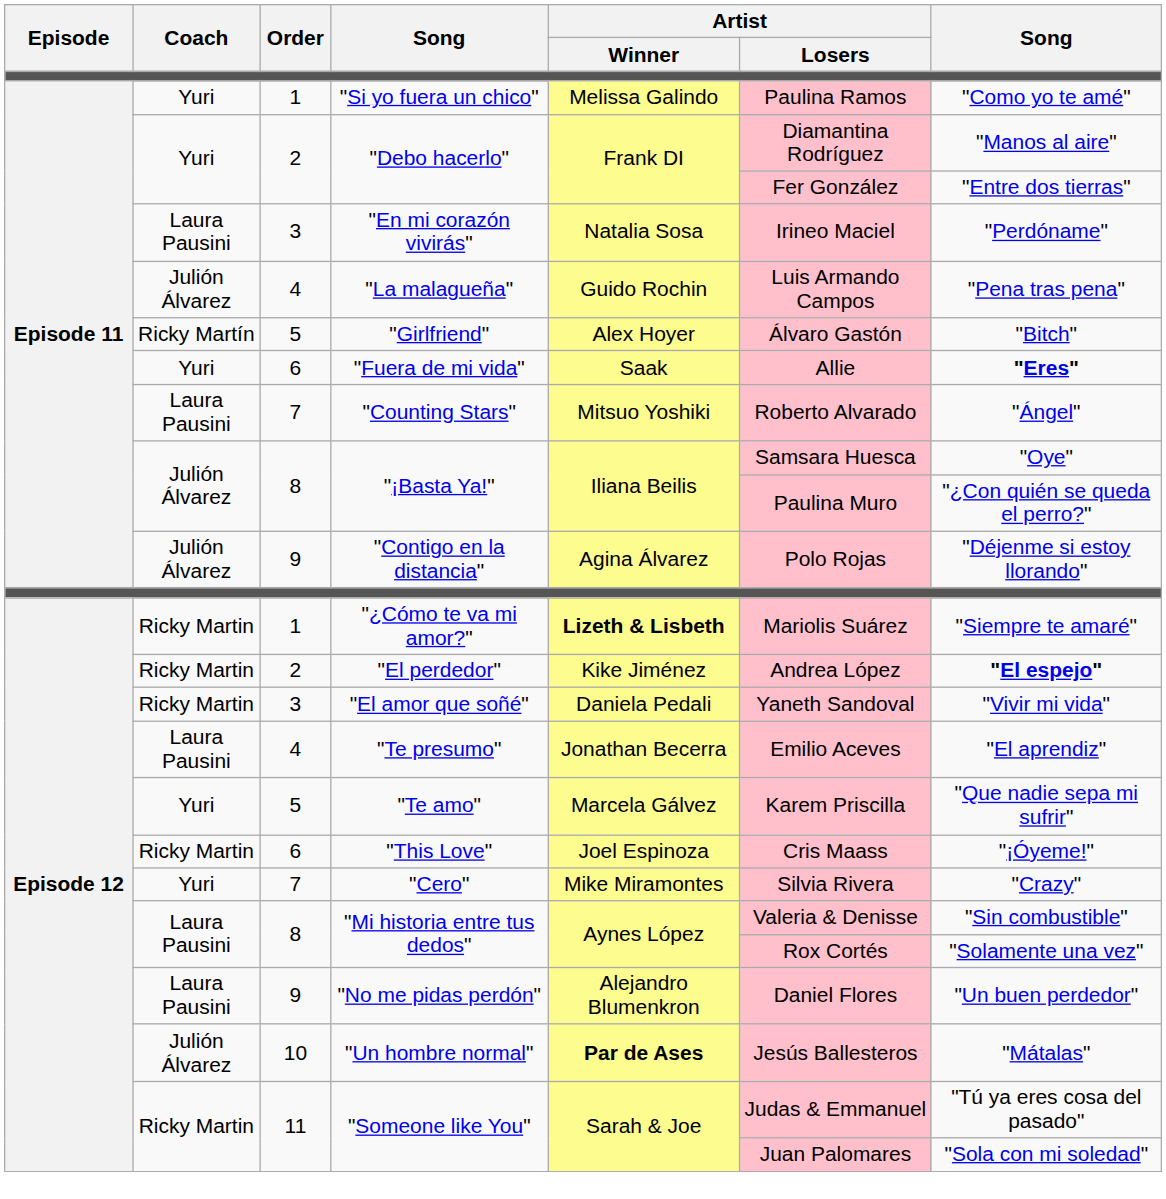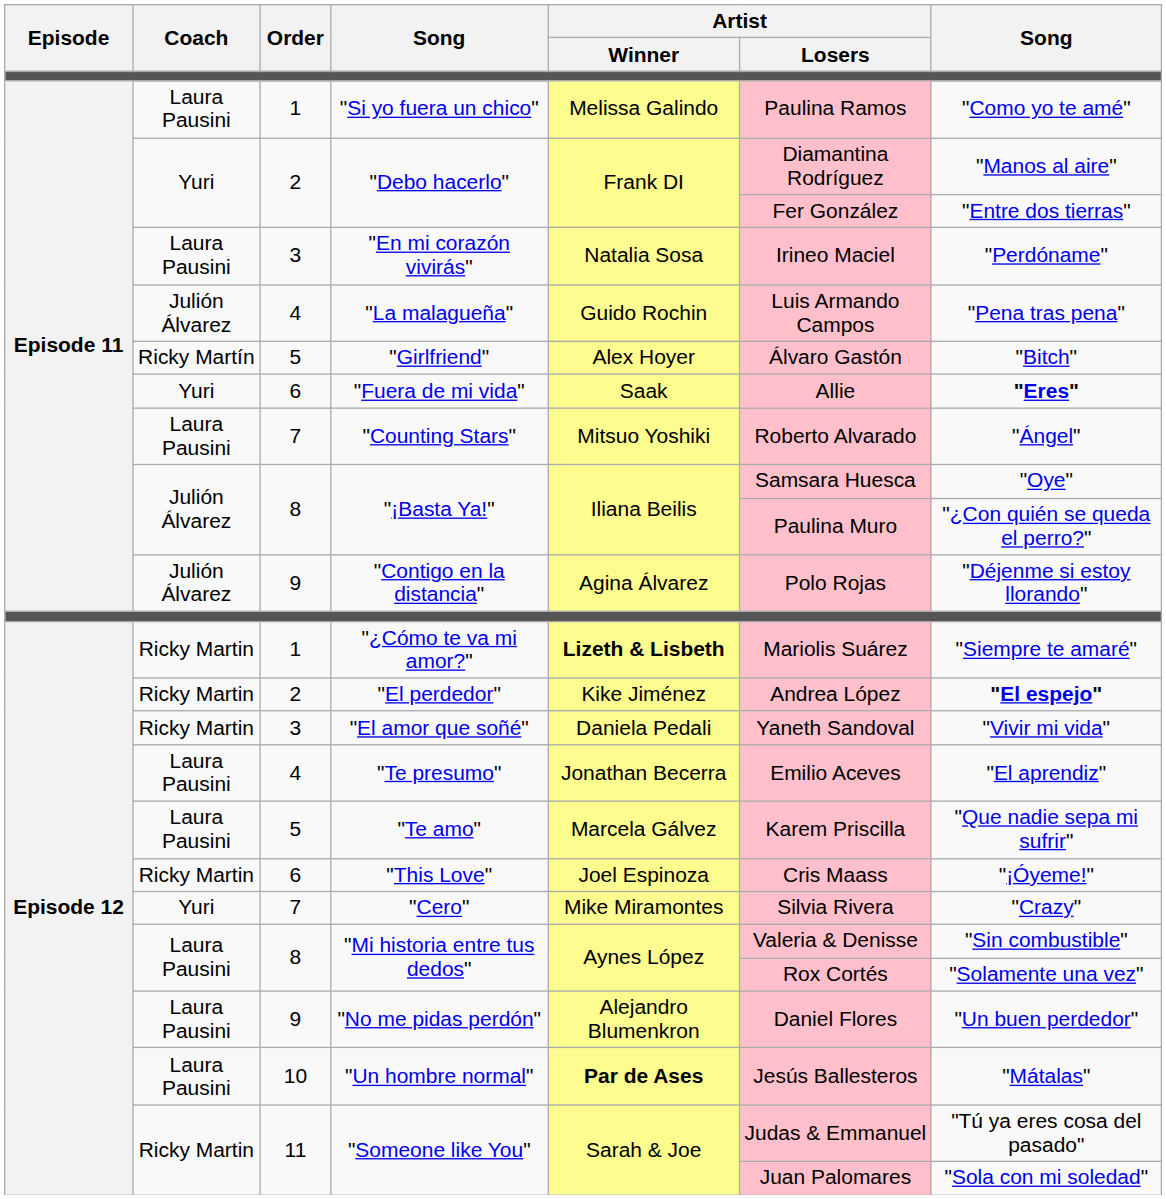(196, 97) Yuri -> (196, 109) Laura Pausini
(196, 805) Yuri -> (196, 829) Laura Pausini
(196, 1052) Julión Álvarez -> (196, 1076) Laura Pausini
